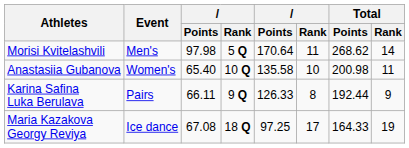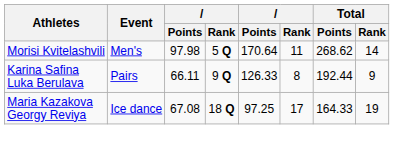- row: (64, 70)
